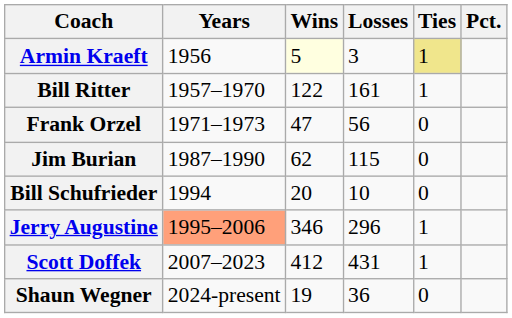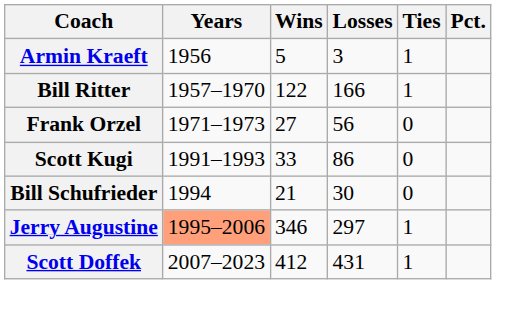(296, 55) lightyellow background -> (280, 55) no background
(423, 55) khaki background -> (408, 55) no background
(364, 90) 161 -> (349, 90) 166
(301, 124) 47 -> (286, 124) 27
- row: (84, 158)
+ row: (84, 158)
(301, 192) 20 -> (286, 192) 21
(359, 192) 10 -> (343, 192) 30
(364, 227) 296 -> (349, 227) 297
- row: (84, 295)
